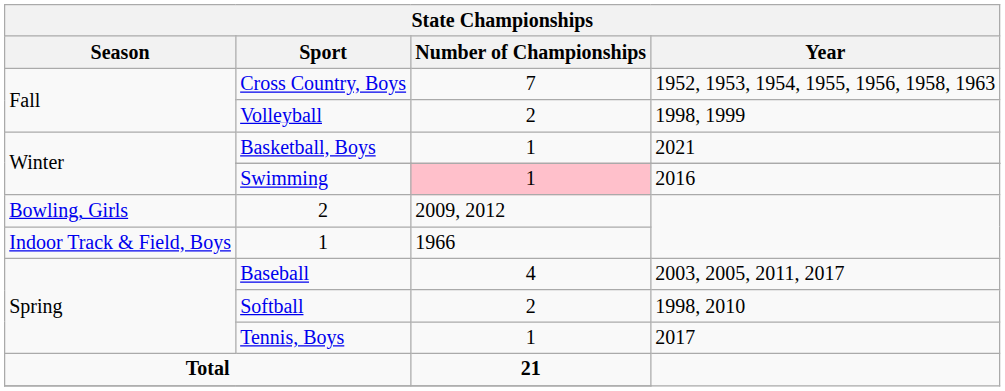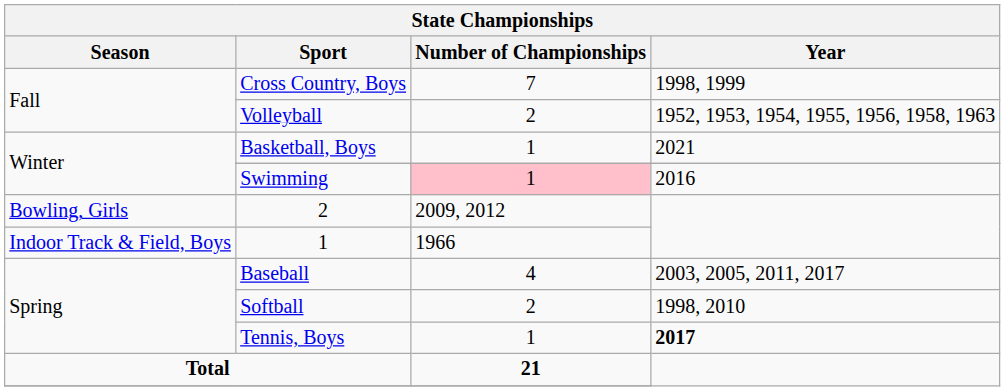(825, 83) 1952, 1953, 1954, 1955, 1956, 1958, 1963 -> (700, 83) 1998, 1999
(700, 115) 1998, 1999 -> (825, 115) 1952, 1953, 1954, 1955, 1956, 1958, 1963
(675, 337) normal -> (675, 337) bold
